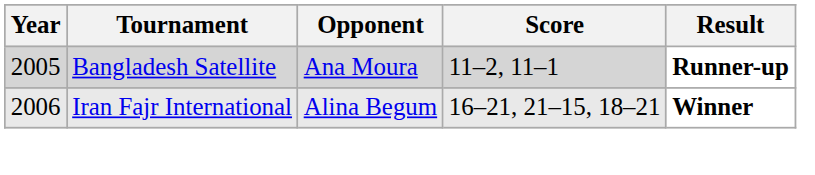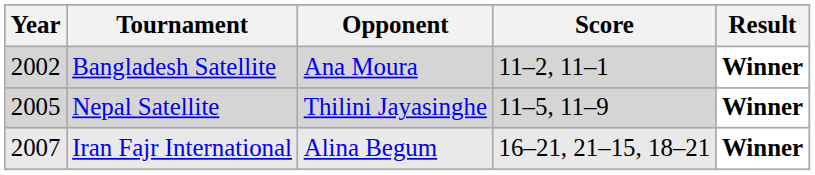(36, 66) 2005 -> (36, 66) 2002
(730, 66) Runner-up -> (763, 66) Winner
+ row: (146, 107)
(36, 107) 2006 -> (36, 148) 2007
